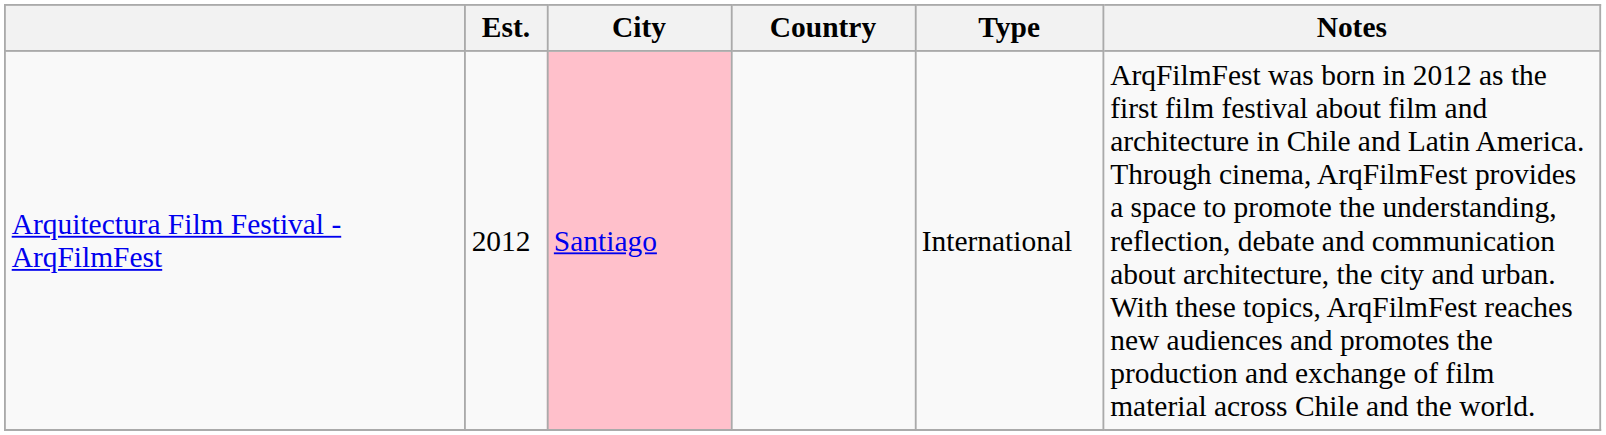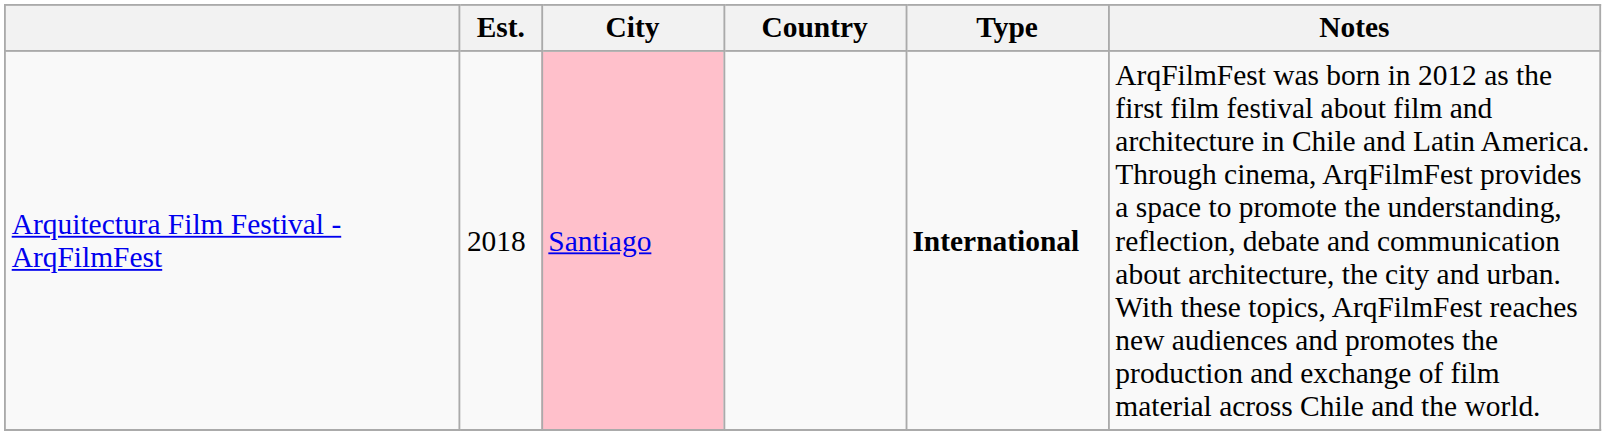(501, 240) 2012 -> (496, 240) 2018
(997, 240) normal -> (996, 240) bold
